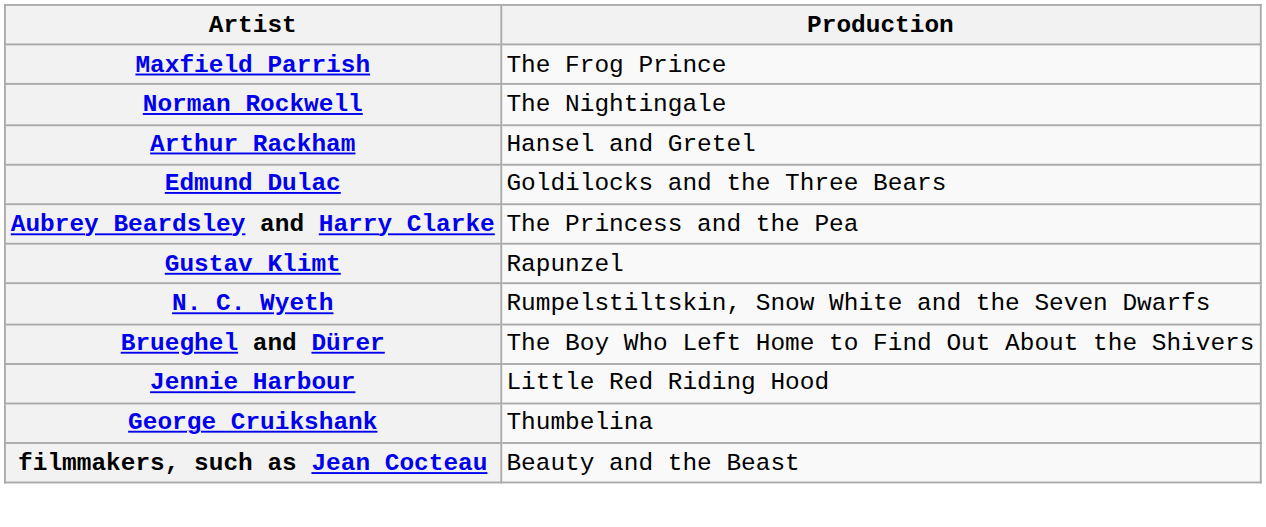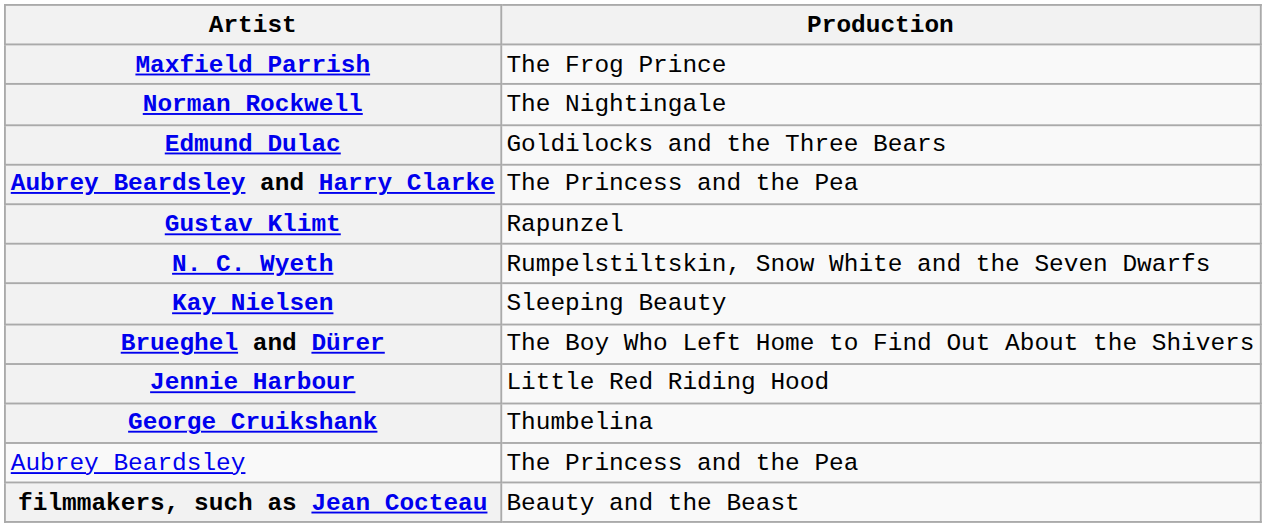- row: (253, 144)
+ row: (253, 304)
+ row: (128, 463)
